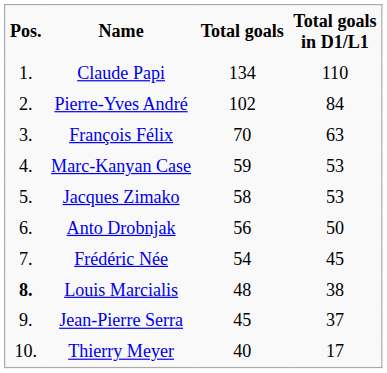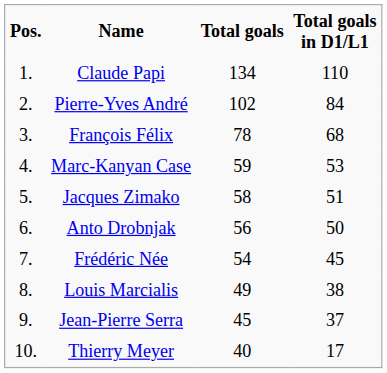(242, 134) 70 -> (242, 134) 78
(335, 134) 63 -> (335, 134) 68
(335, 196) 53 -> (335, 196) 51
(26, 289) bold -> (26, 289) normal
(242, 289) 48 -> (242, 289) 49
